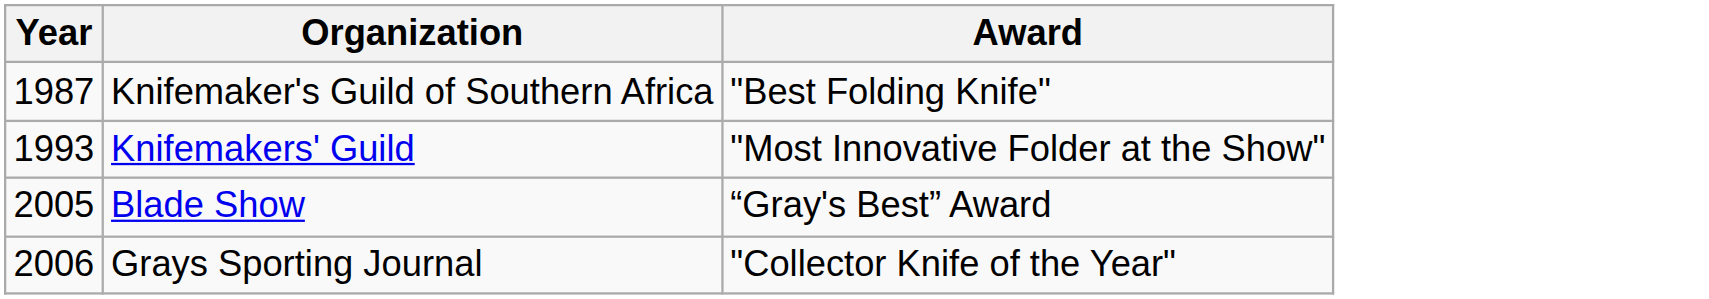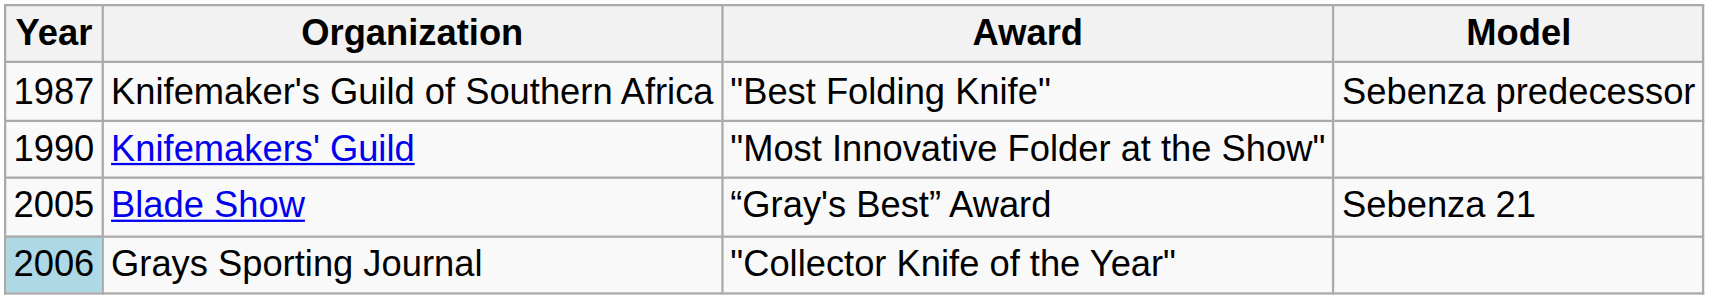+ column: (1519, 33)
(54, 148) 1993 -> (54, 148) 1990
(54, 263) no background -> (54, 263) lightblue background
